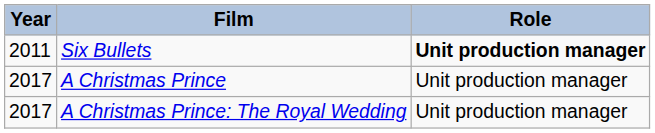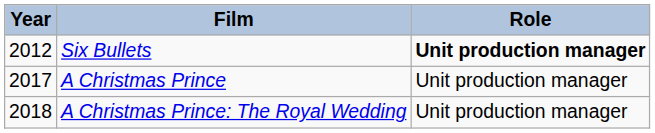(30, 50) 2011 -> (31, 50) 2012
(31, 111) 2017 -> (31, 111) 2018
